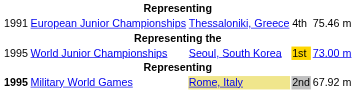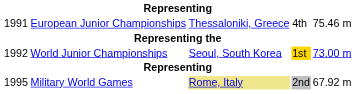(16, 53) 1995 -> (16, 53) 1992
(16, 82) bold -> (16, 82) normal
